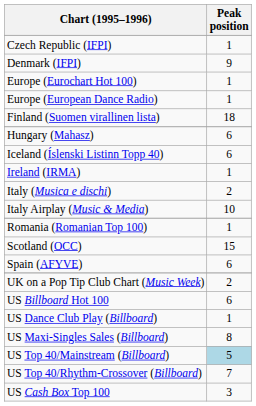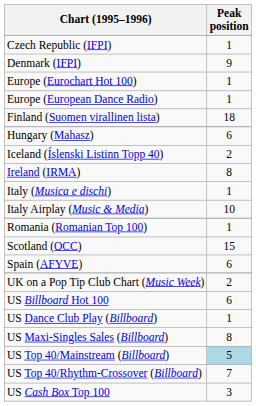(229, 154) 6 -> (229, 154) 2
(229, 172) 1 -> (229, 172) 8
(229, 191) 2 -> (229, 191) 1
